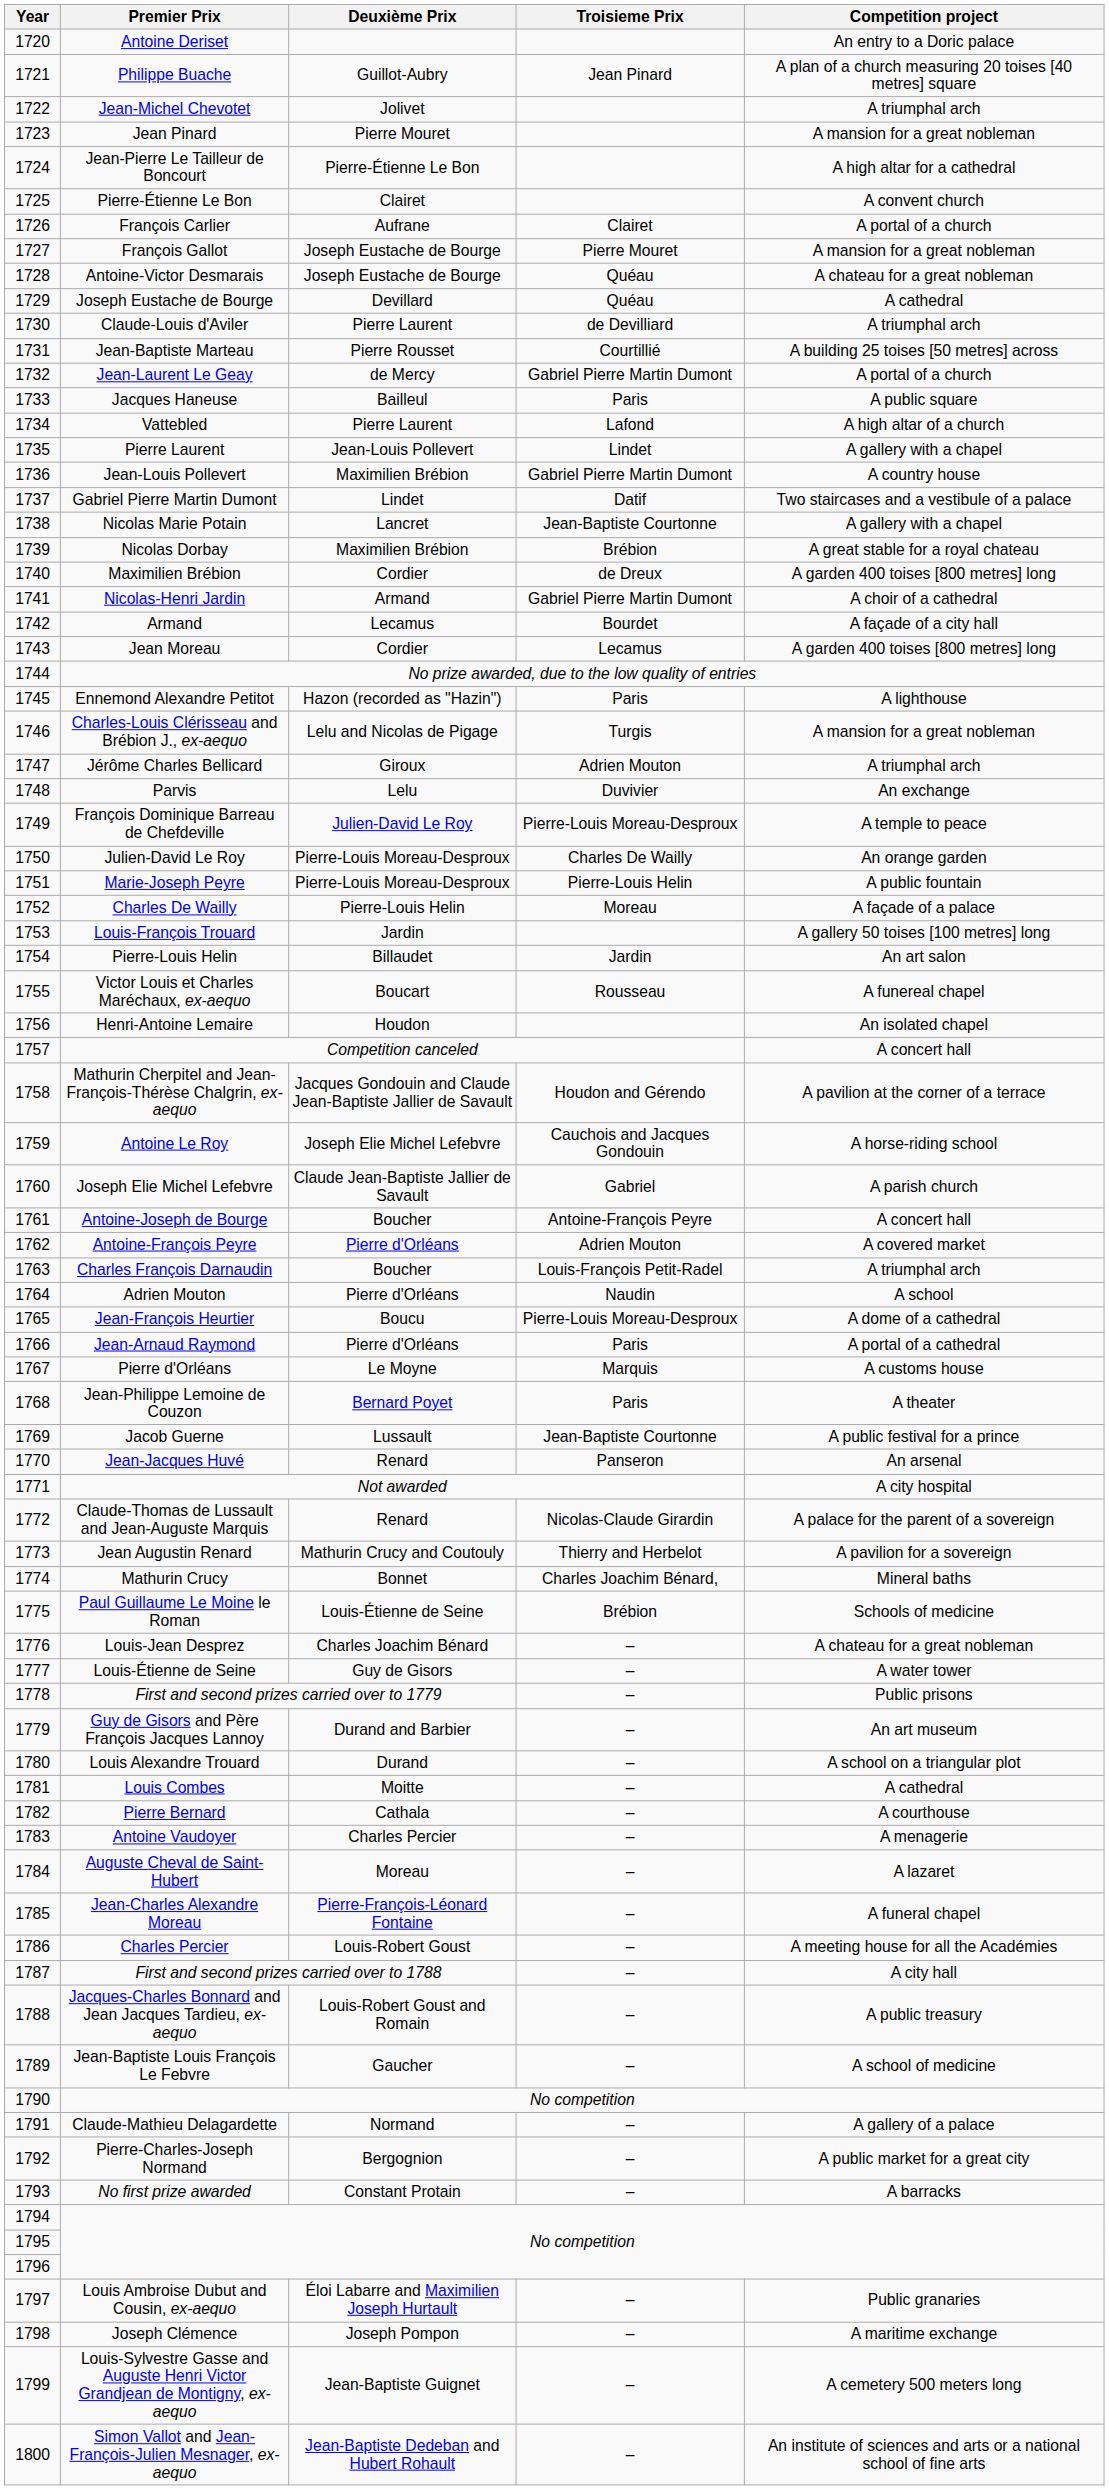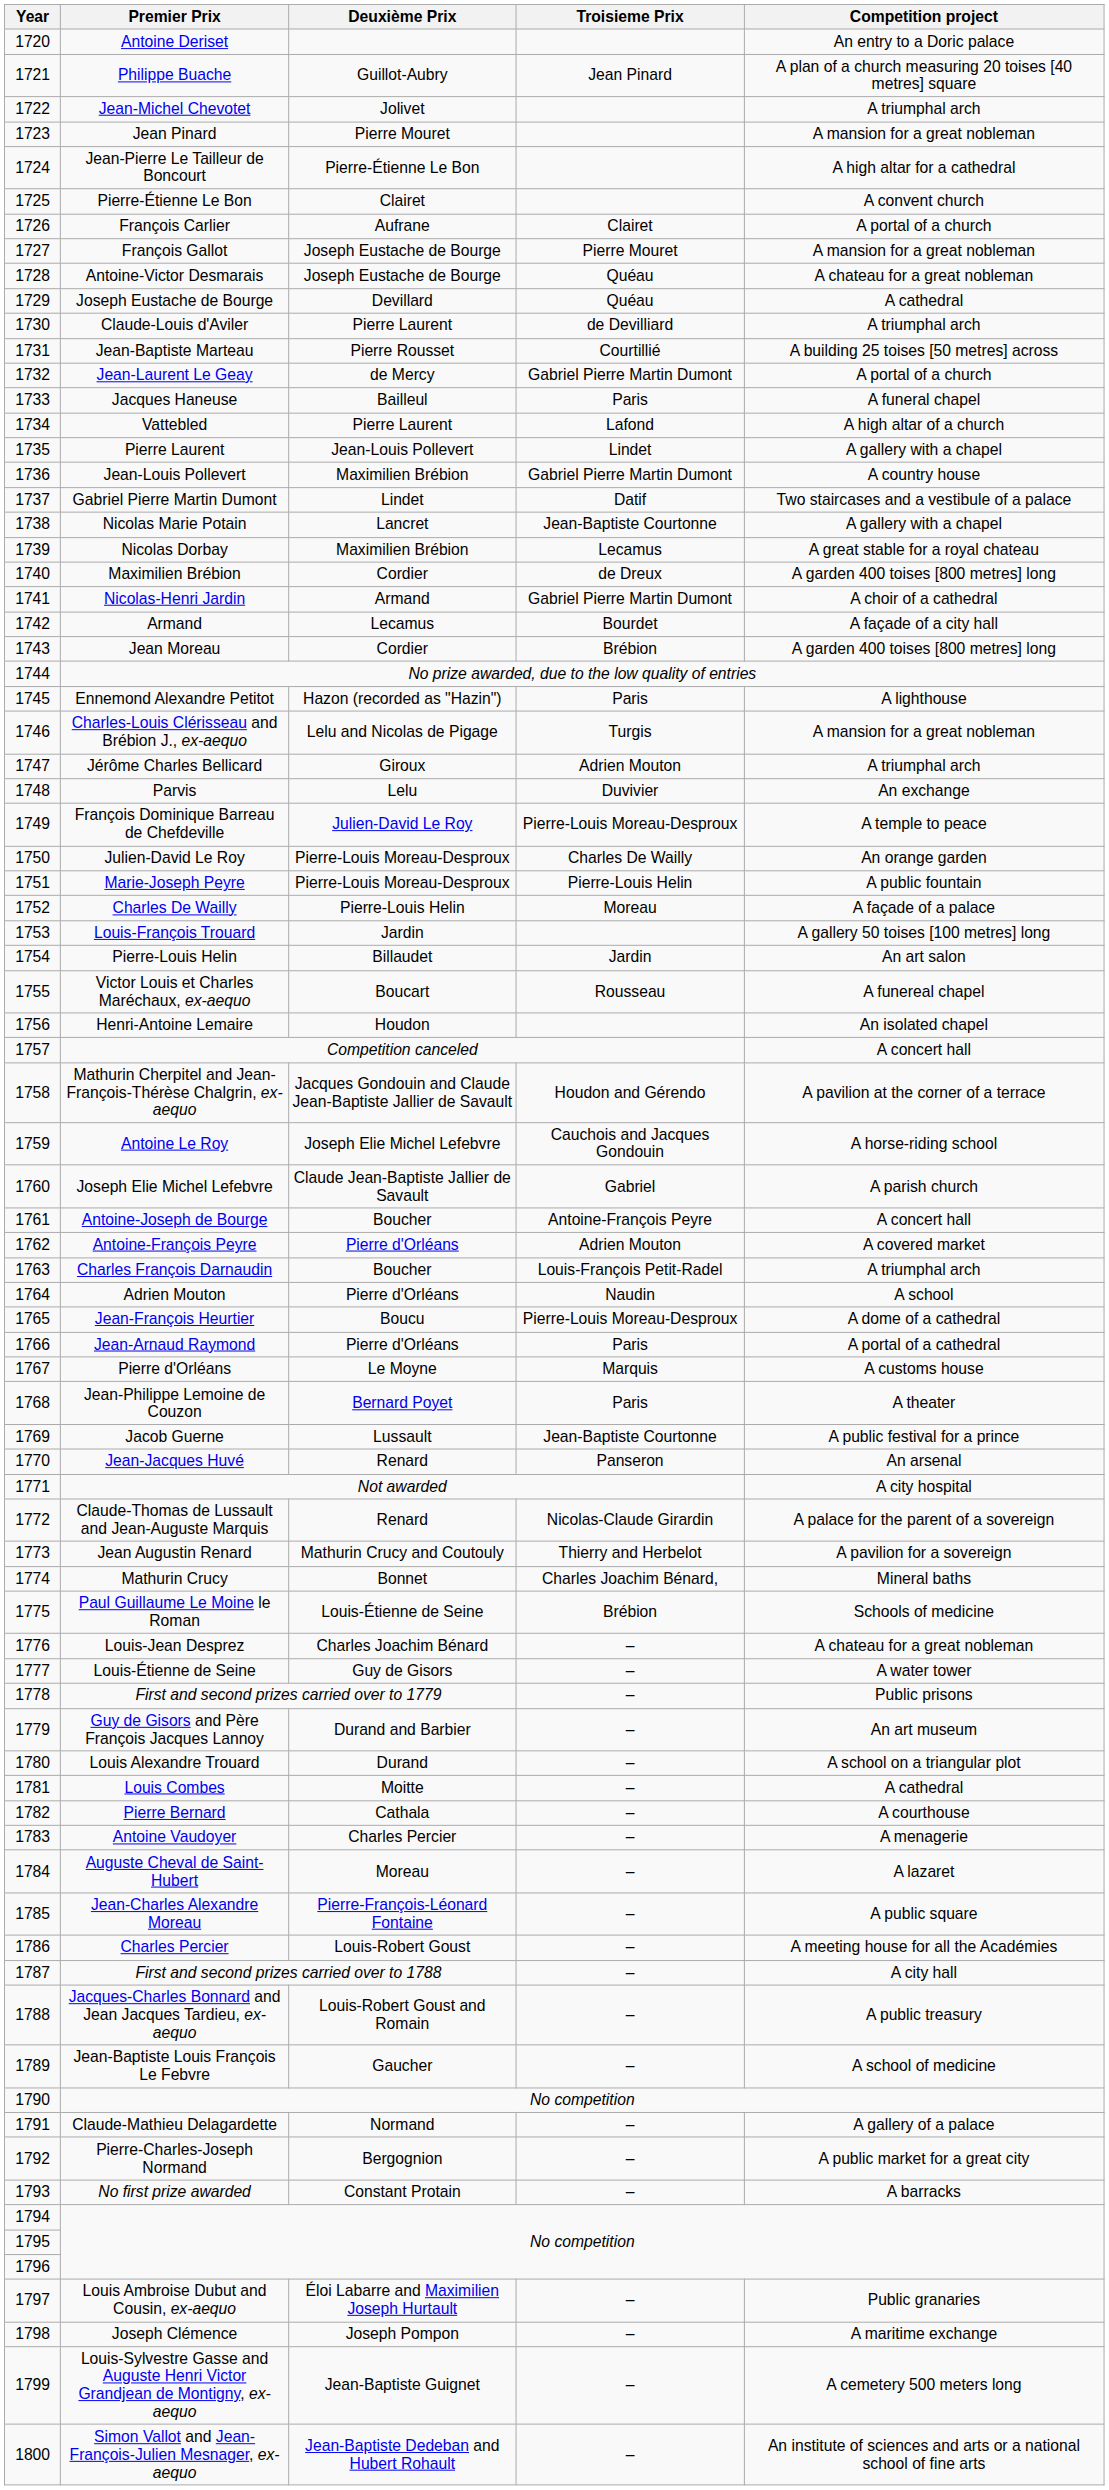(924, 400) A public square -> (924, 400) A funeral chapel
(630, 549) Brébion -> (630, 549) Lecamus
(630, 649) Lecamus -> (630, 649) Brébion
(924, 1913) A funeral chapel -> (924, 1913) A public square
